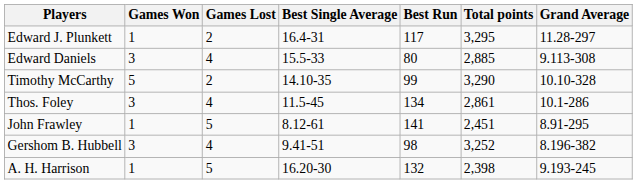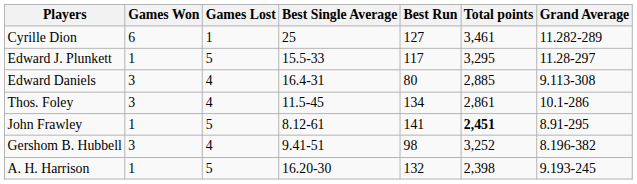+ row: (42, 37)
(209, 37) 2 -> (209, 59) 5
(303, 37) 16.4-31 -> (303, 59) 15.5-33
(303, 59) 15.5-33 -> (303, 80) 16.4-31
- row: (61, 80)
(479, 124) normal -> (479, 124) bold
